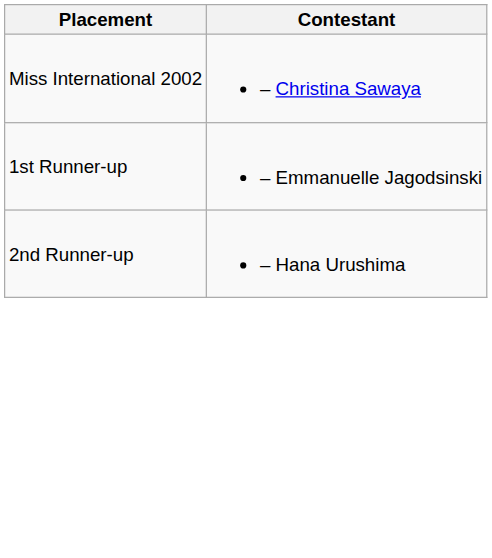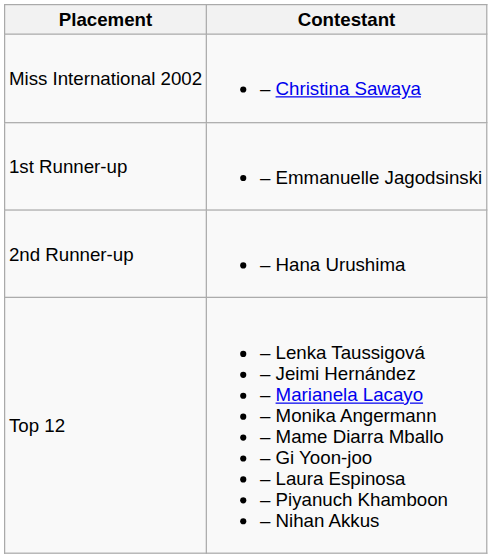+ row: (37, 426)
